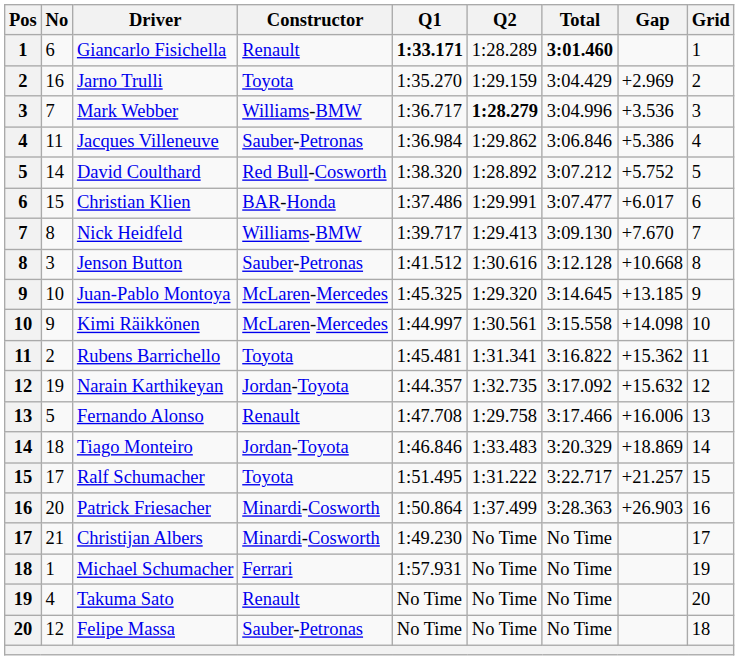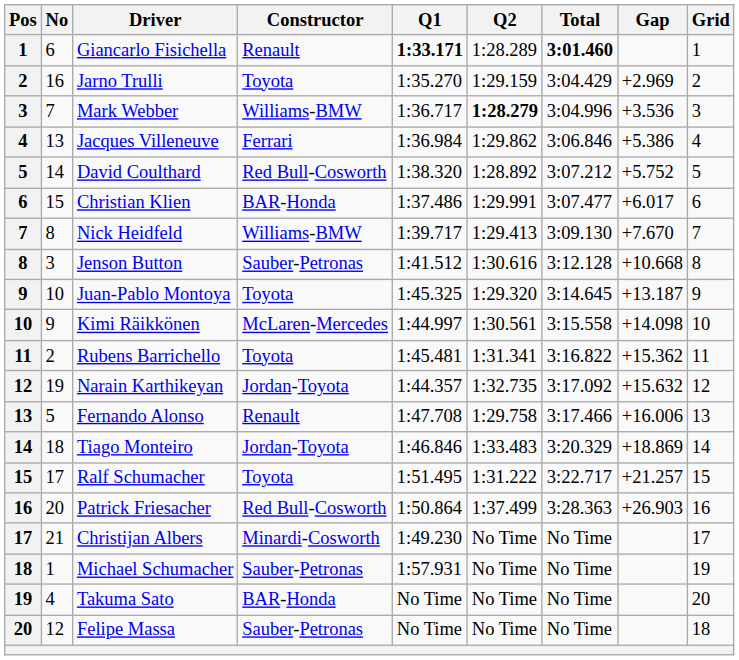(54, 141) 11 -> (55, 141) 13
(303, 141) Sauber-Petronas -> (267, 141) Ferrari
(315, 293) McLaren-Mercedes -> (268, 293) Toyota
(652, 293) +13.185 -> (652, 293) +13.187
(311, 507) Minardi-Cosworth -> (314, 507) Red Bull-Cosworth
(267, 568) Ferrari -> (303, 568) Sauber-Petronas
(271, 599) Renault -> (289, 599) BAR-Honda
